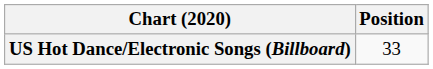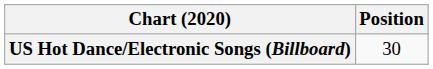(392, 49) 33 -> (392, 49) 30
